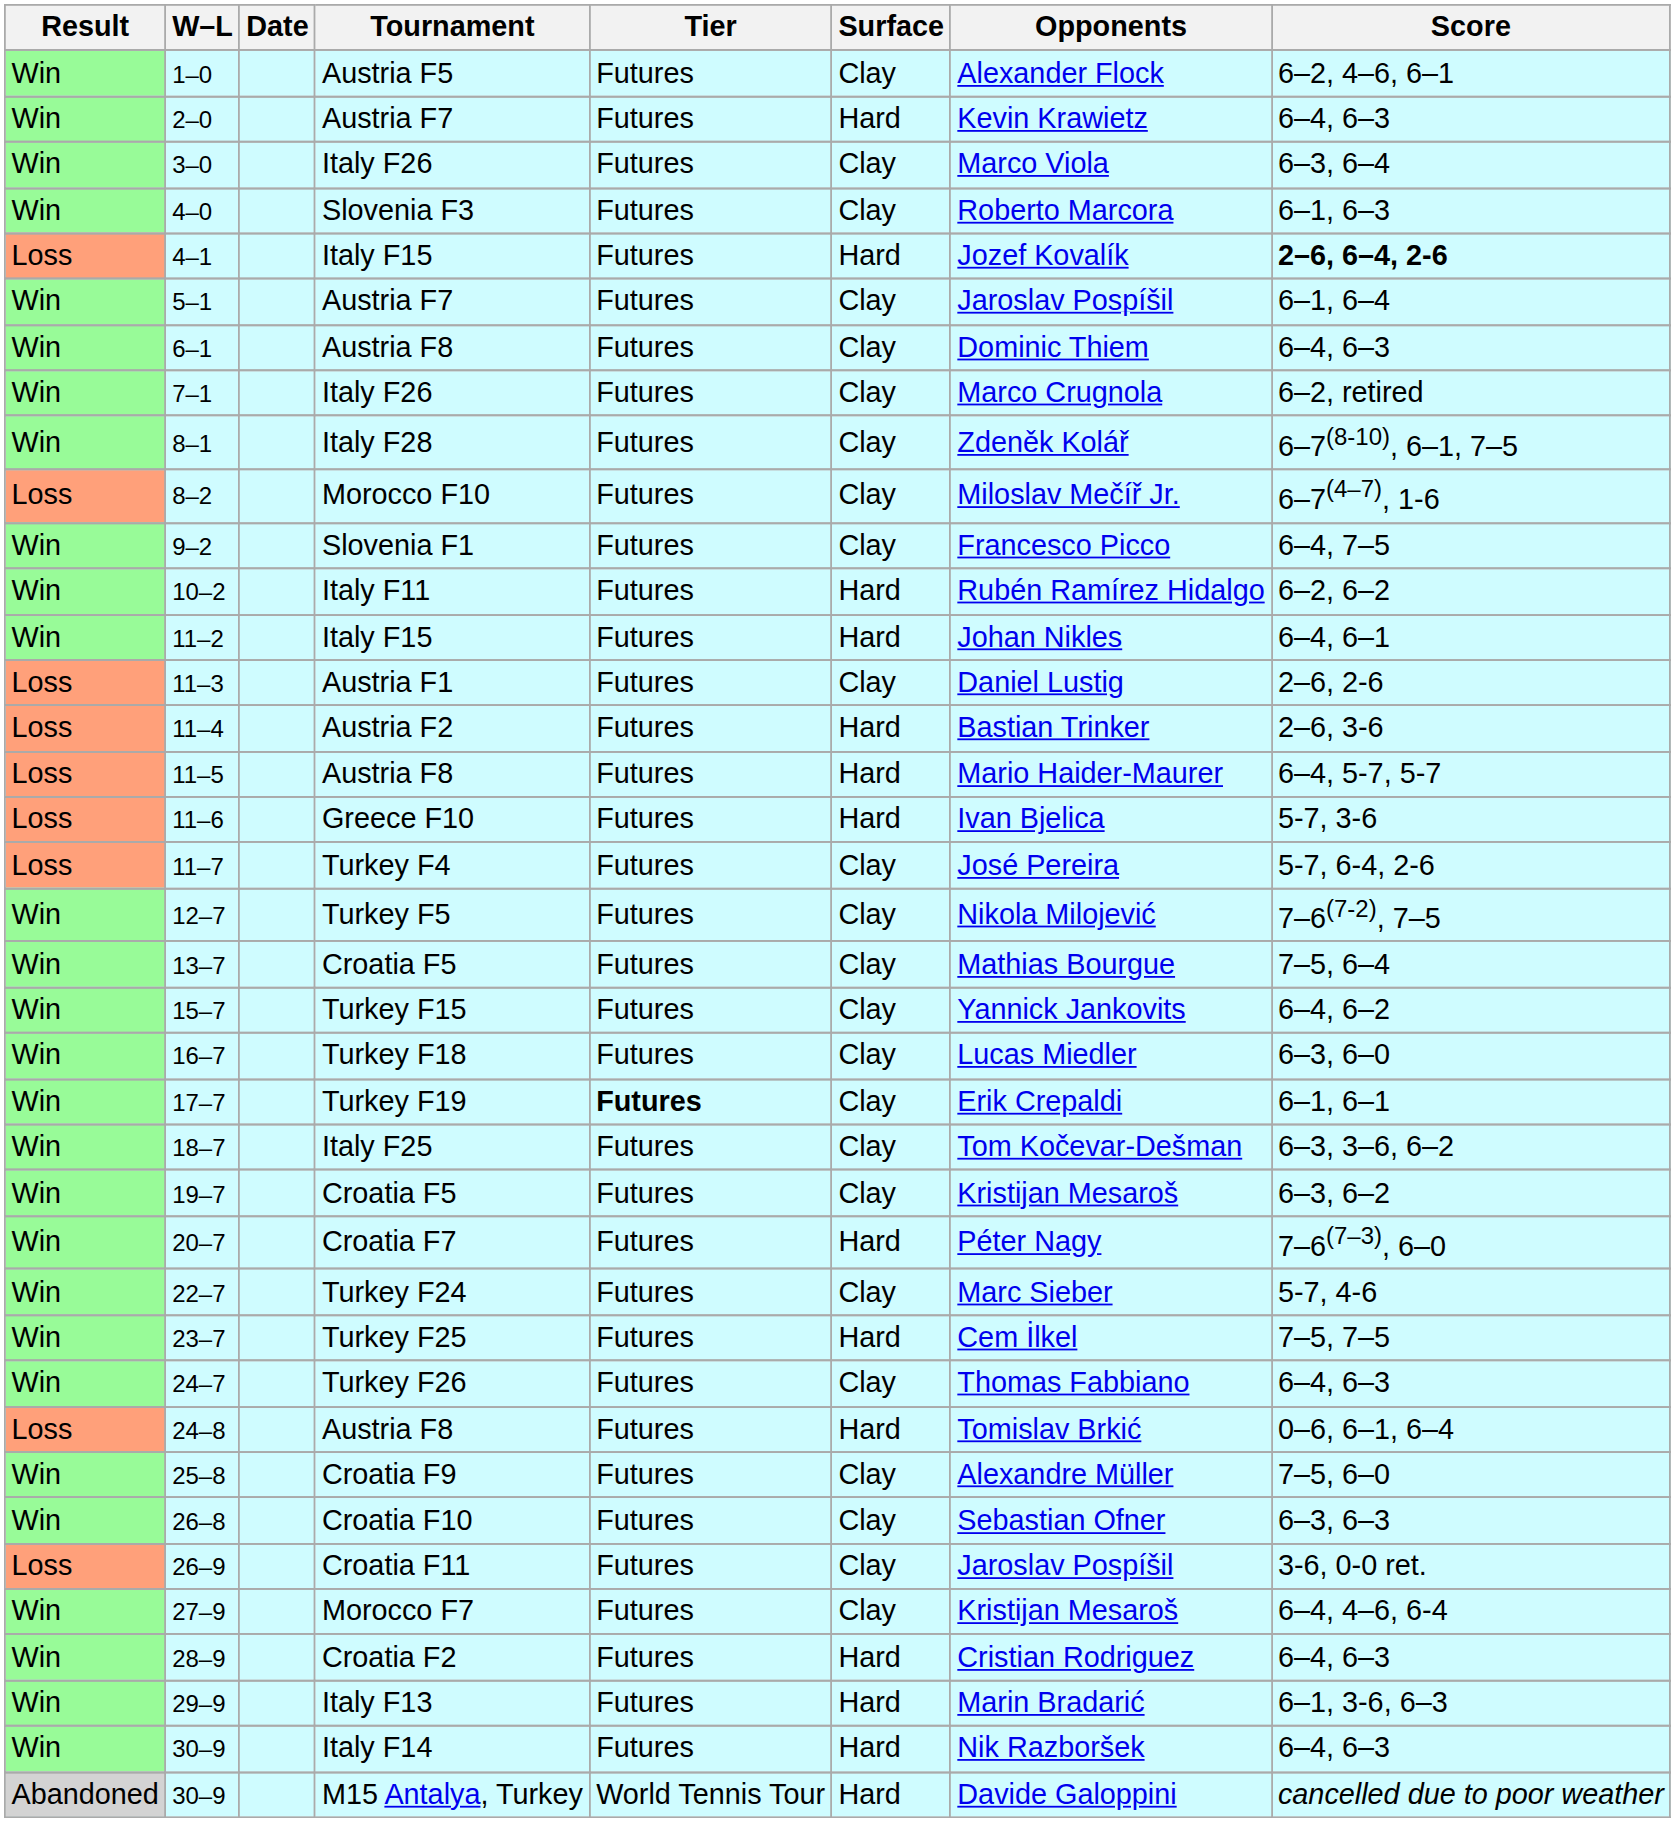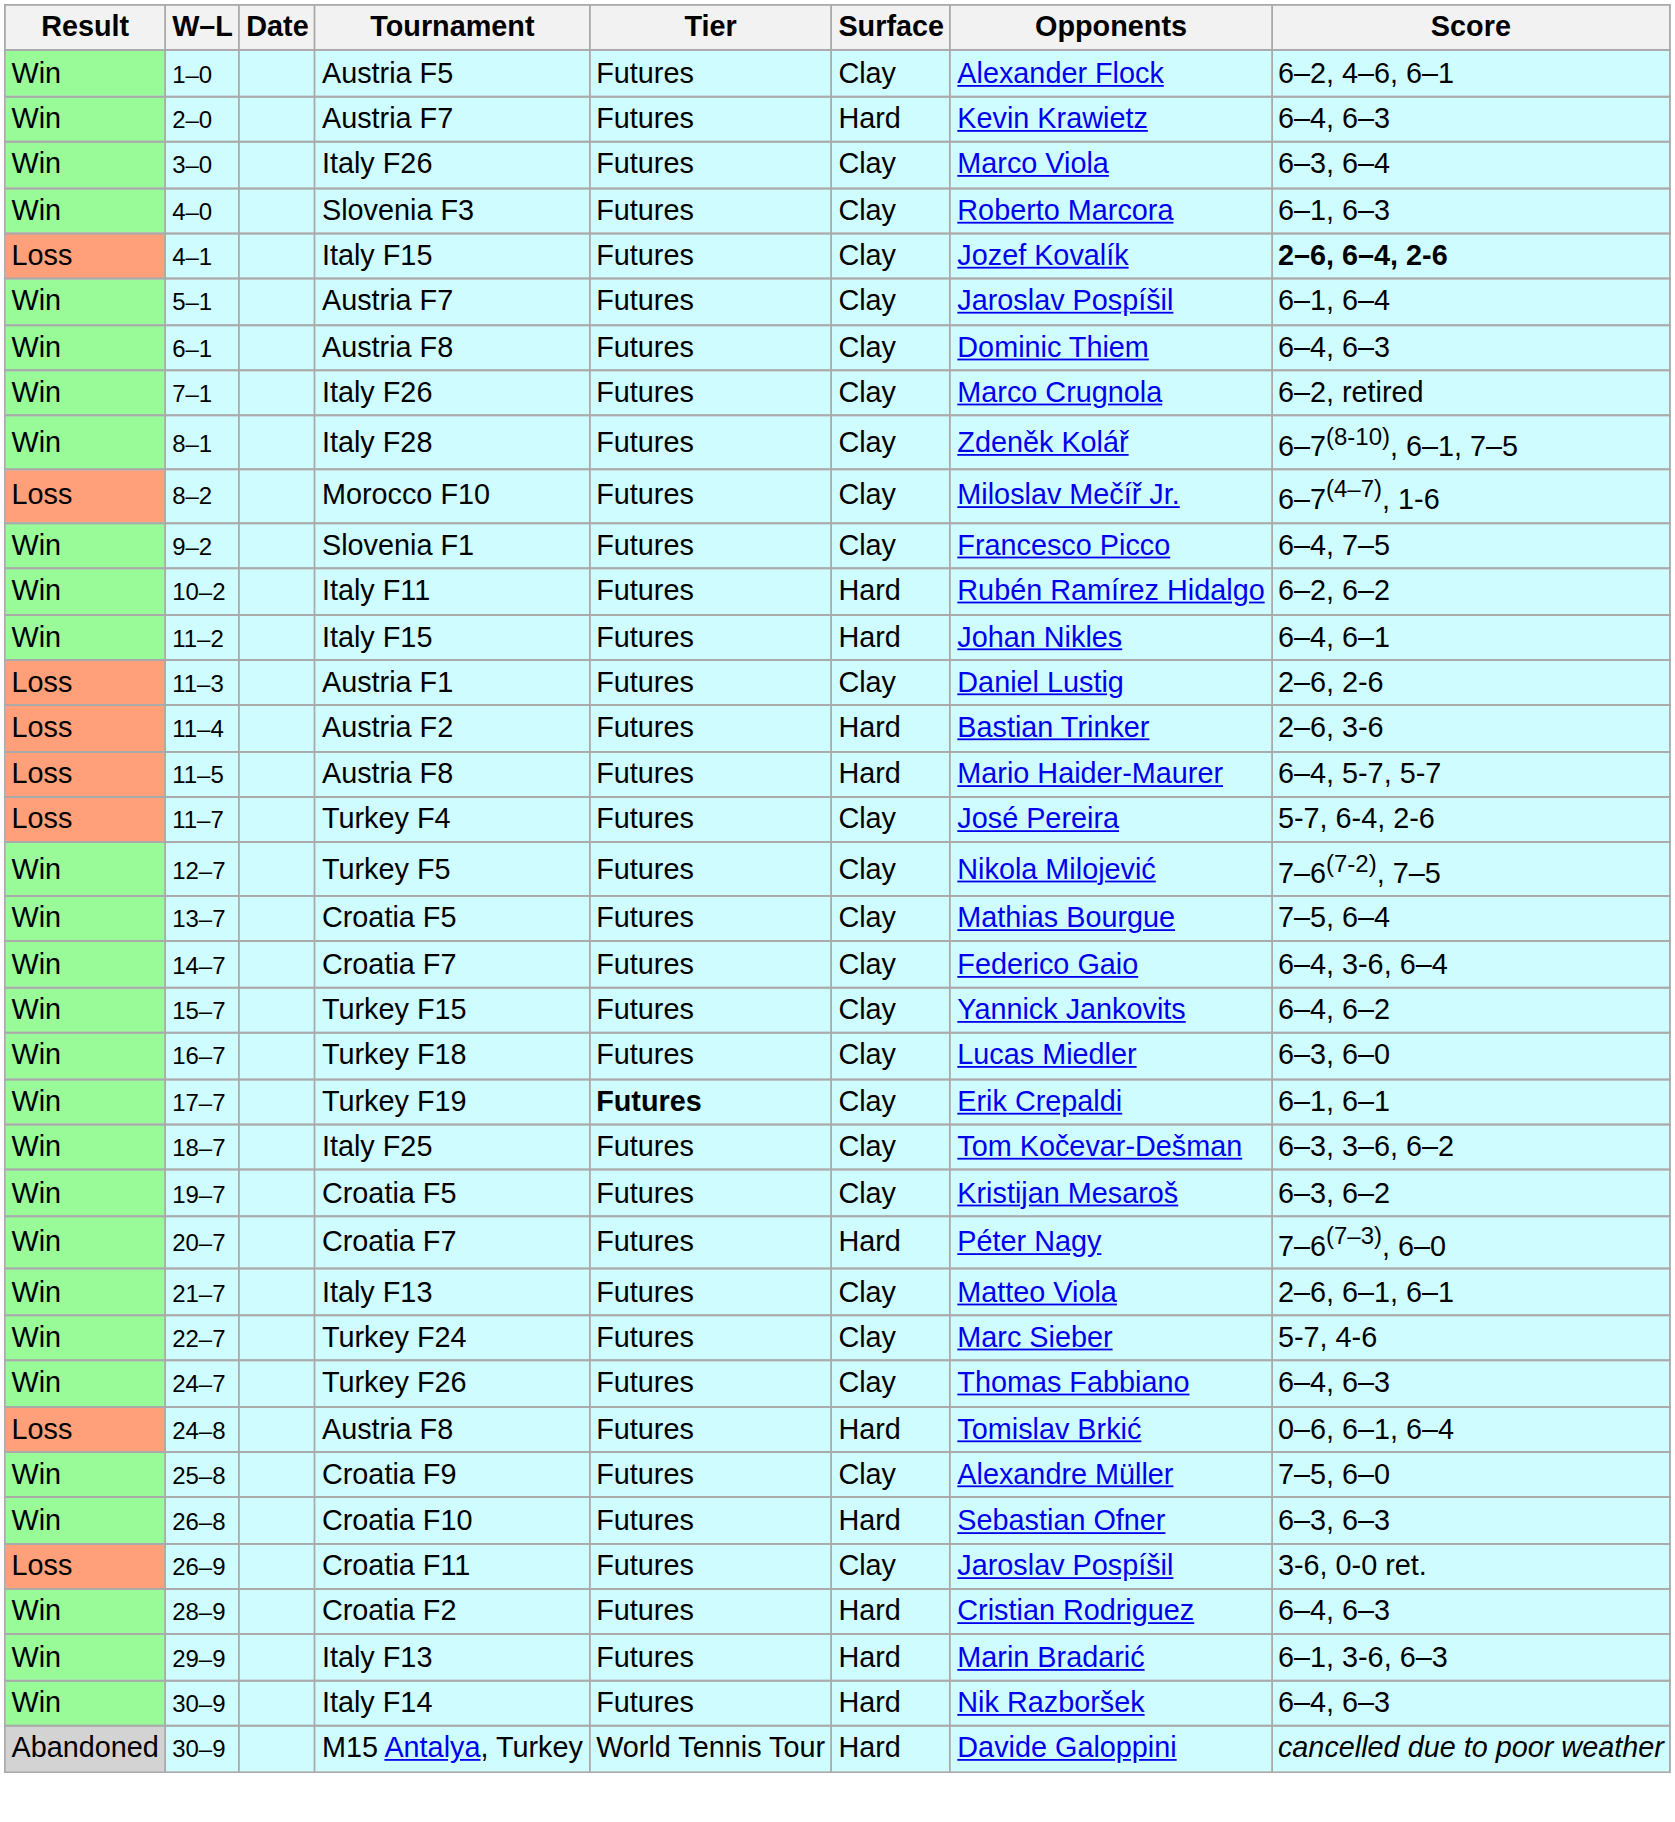(870, 255) Hard -> (867, 255) Clay
- row: (198, 821)
+ row: (199, 966)
+ row: (199, 1293)
- row: (199, 1339)
(867, 1520) Clay -> (870, 1520) Hard
- row: (199, 1613)
